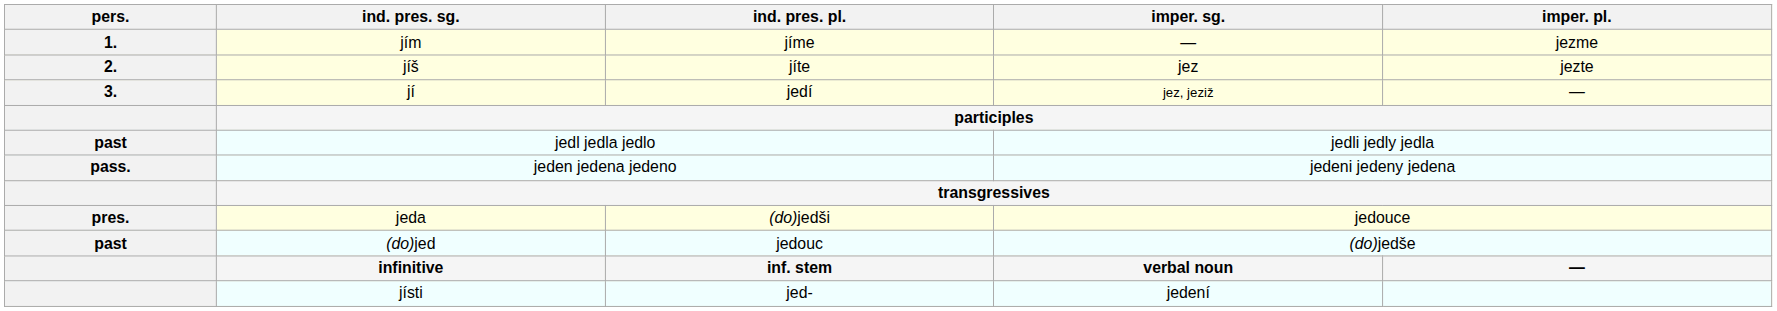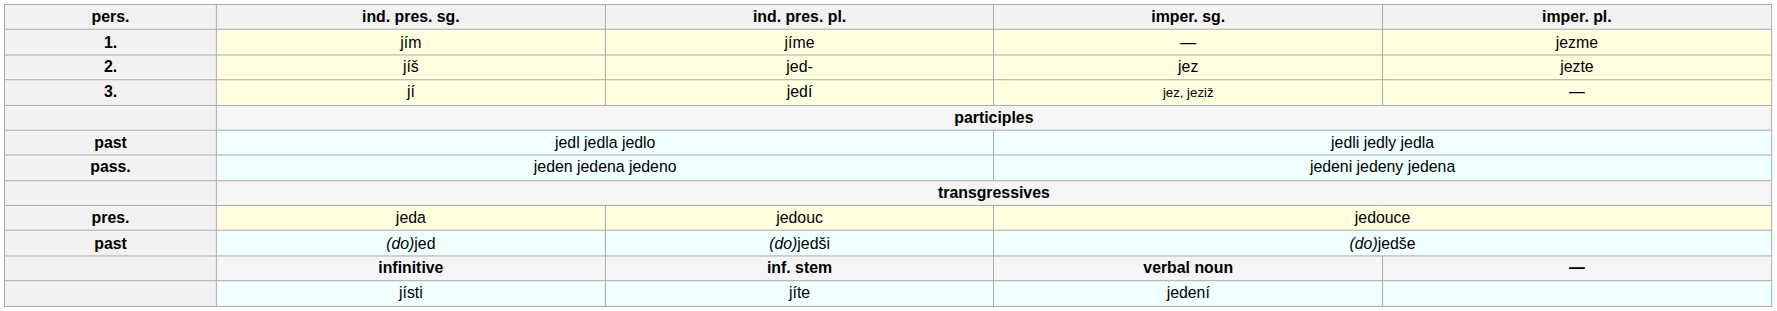(800, 67) jíte -> (800, 67) jed-
(800, 218) (do)jedši -> (800, 218) jedouc
(800, 243) jedouc -> (800, 243) (do)jedši
(800, 293) jed- -> (800, 293) jíte
